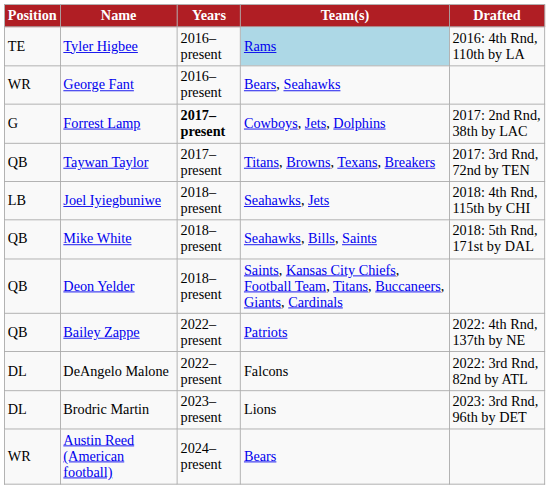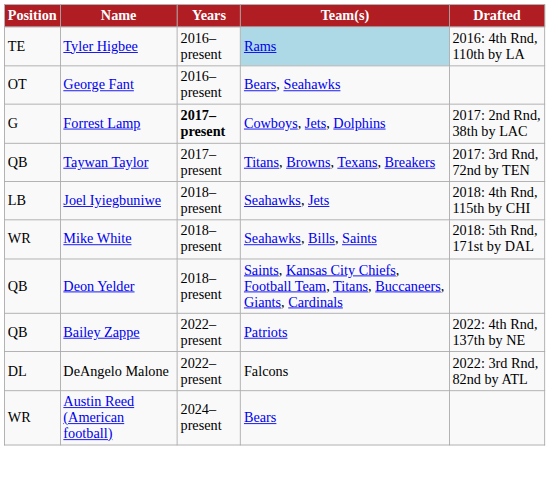(19, 84) WR -> (17, 84) OT
(18, 239) QB -> (19, 239) WR
- row: (106, 409)
